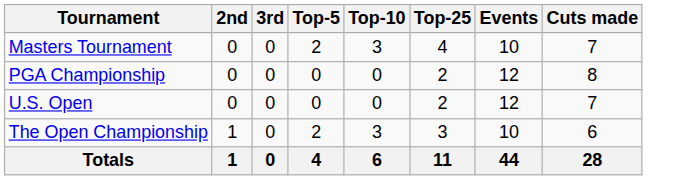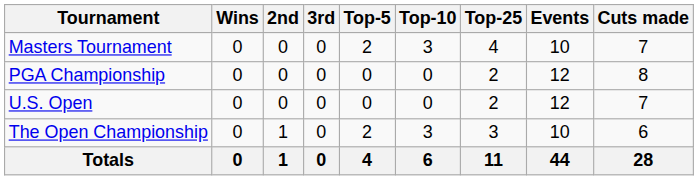+ column: (238, 18)
